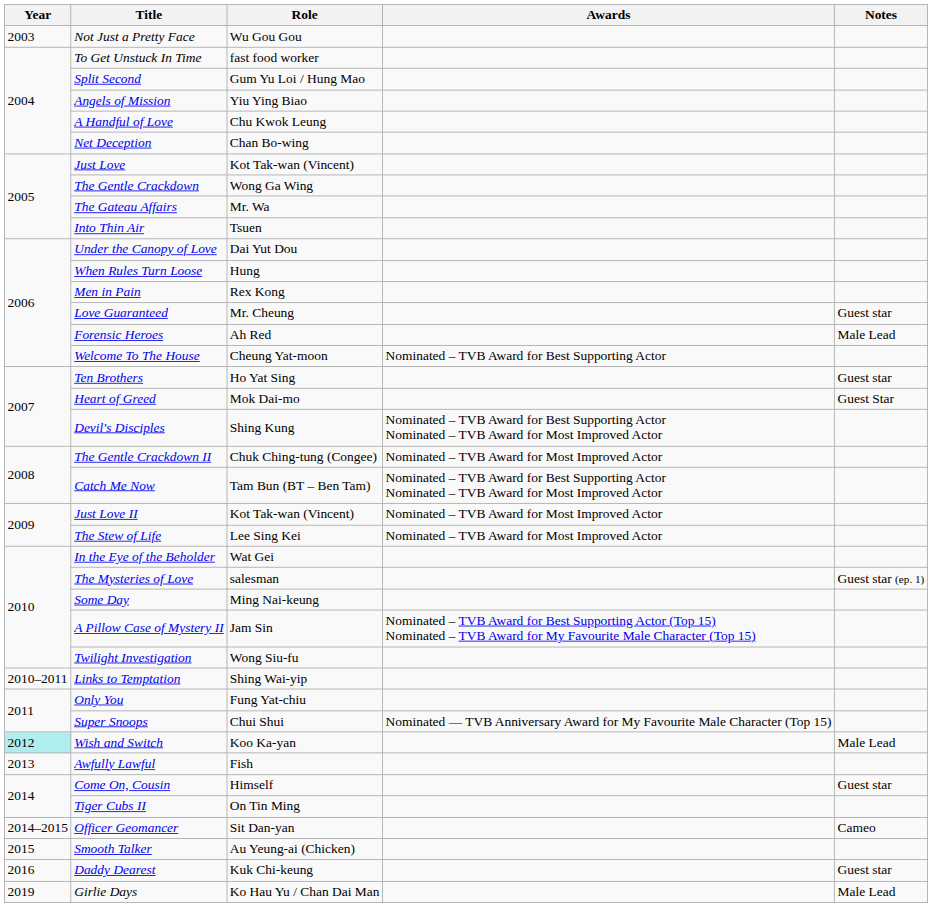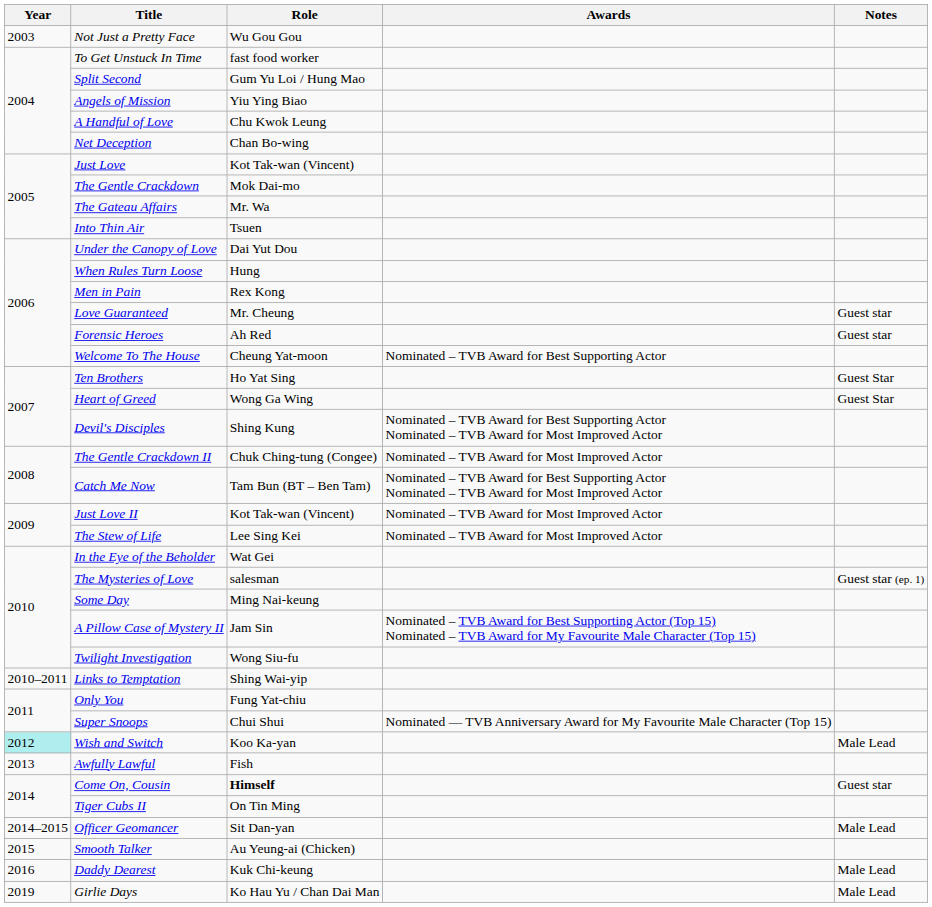(271, 185) Wong Ga Wing -> (265, 185) Mok Dai-mo
(867, 334) Male Lead -> (865, 334) Guest star
(865, 377) Guest star -> (866, 377) Guest Star
(265, 398) Mok Dai-mo -> (271, 398) Wong Ga Wing
(251, 785) normal -> (252, 785) bold
(857, 827) Cameo -> (867, 827) Male Lead
(865, 870) Guest star -> (867, 870) Male Lead
